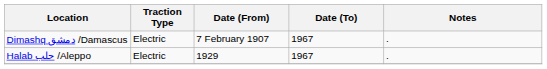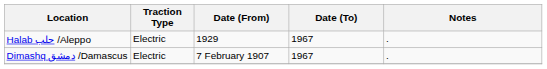rows swapped: (49, 56) <-> (67, 39)
